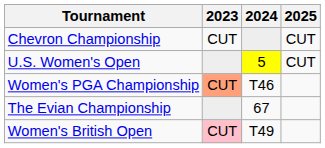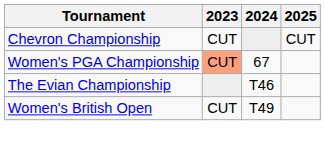- row: (74, 62)
(261, 86) T46 -> (261, 62) 67
(261, 109) 67 -> (261, 86) T46
(222, 132) pink background -> (222, 109) no background
